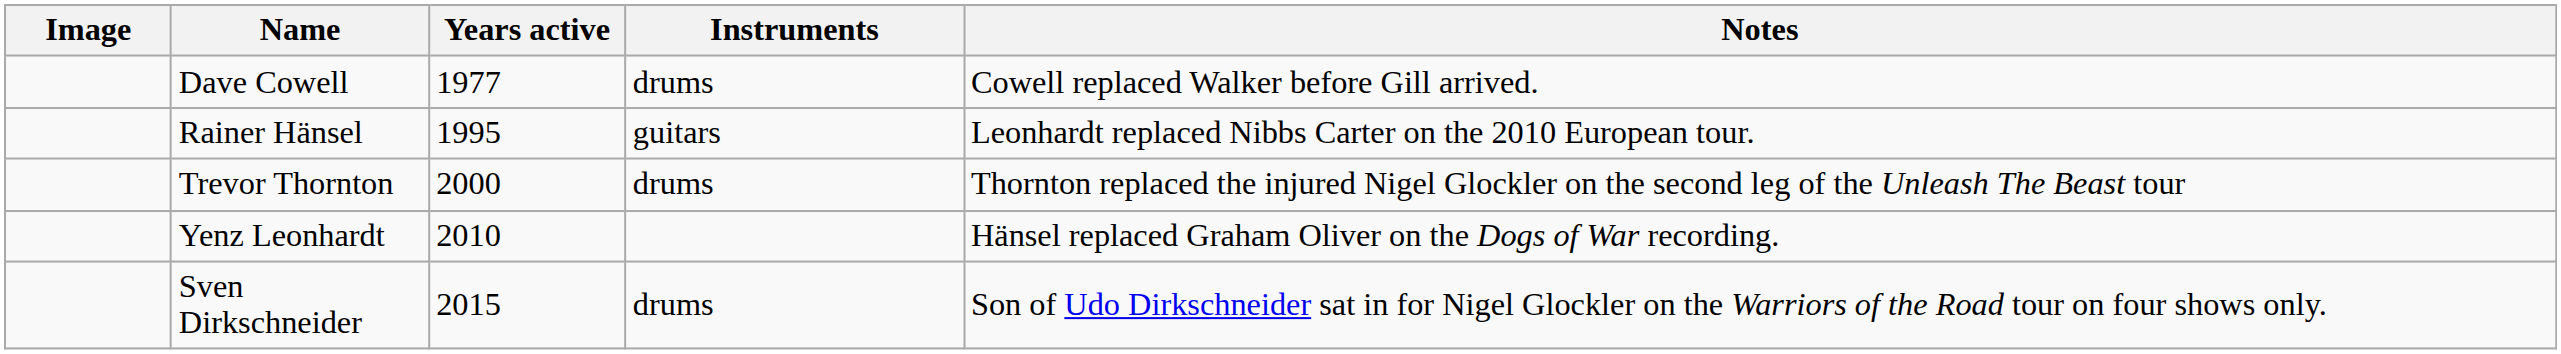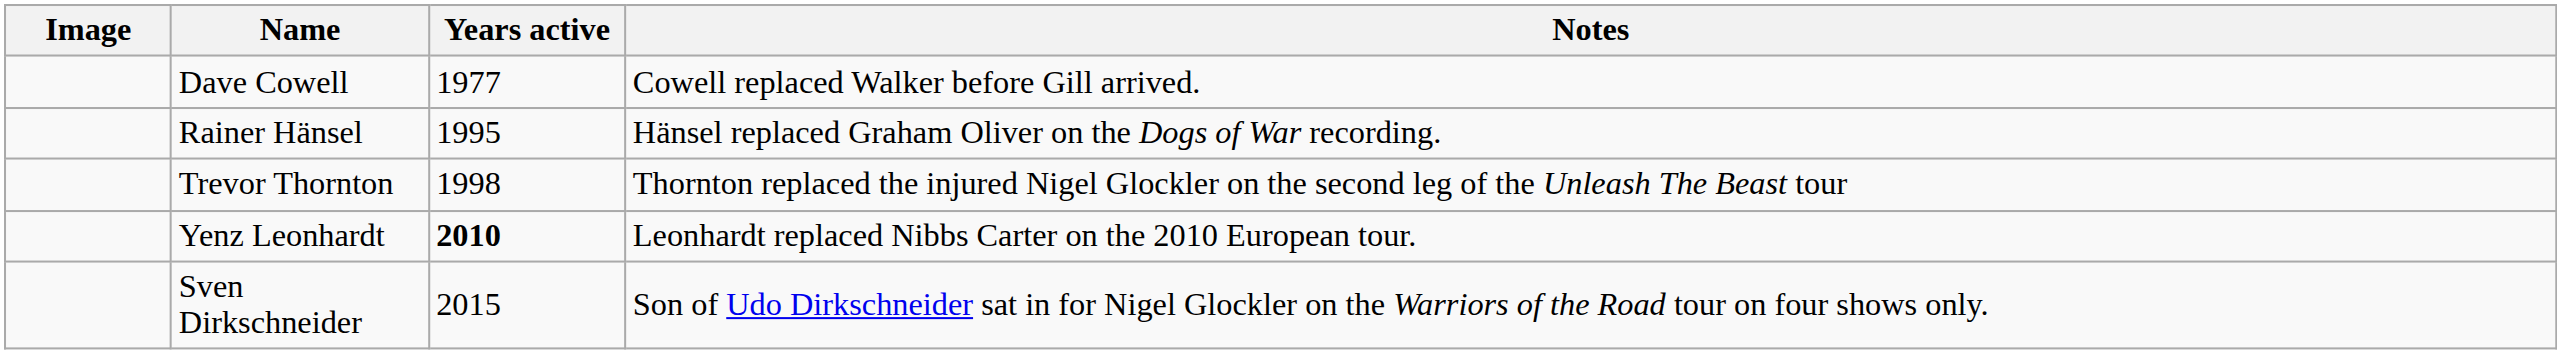- column: (794, 30)
(1363, 132) Leonhardt replaced Nibbs Carter on the 2010 European tour. -> (1037, 132) Hänsel replaced Graham Oliver on the Dogs of War recording.
(468, 183) 2000 -> (468, 183) 1998
(468, 235) normal -> (468, 235) bold
(1375, 235) Hänsel replaced Graham Oliver on the Dogs of War recording. -> (1025, 235) Leonhardt replaced Nibbs Carter on the 2010 European tour.
